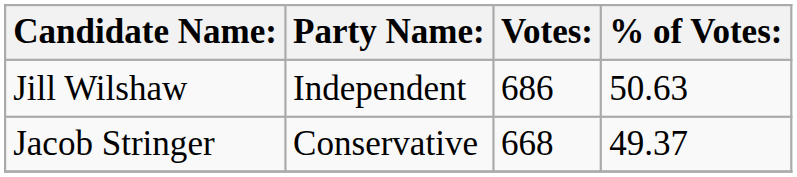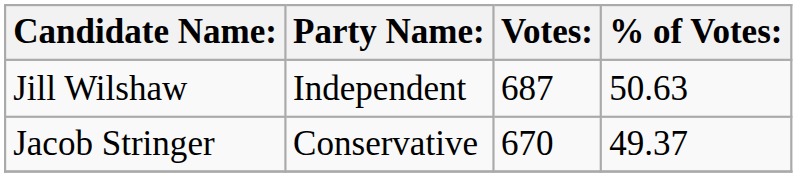(527, 87) 686 -> (527, 87) 687
(527, 143) 668 -> (527, 143) 670
